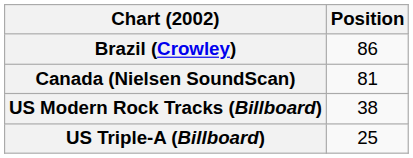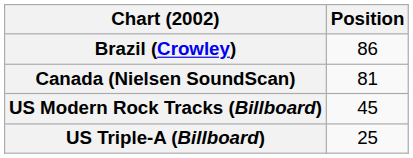(368, 108) 38 -> (368, 108) 45
